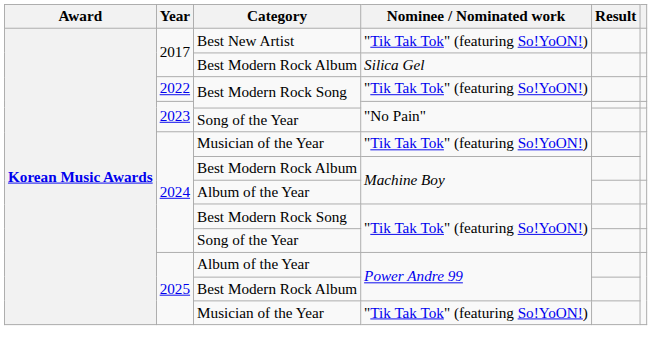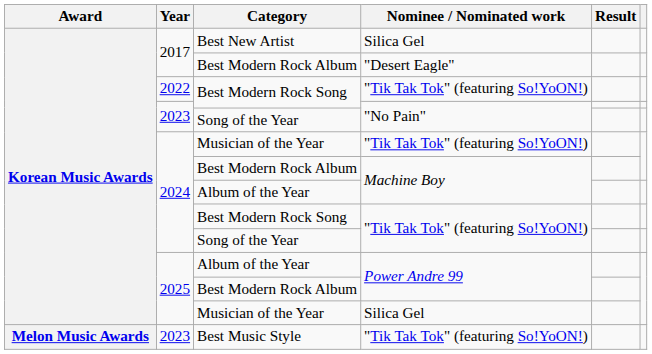(476, 40) "Tik Tak Tok" (featuring So!YoON!) -> (394, 40) Silica Gel
(394, 64) Silica Gel -> (409, 64) "Desert Eagle"
(476, 312) "Tik Tak Tok" (featuring So!YoON!) -> (394, 312) Silica Gel
+ row: (175, 336)
